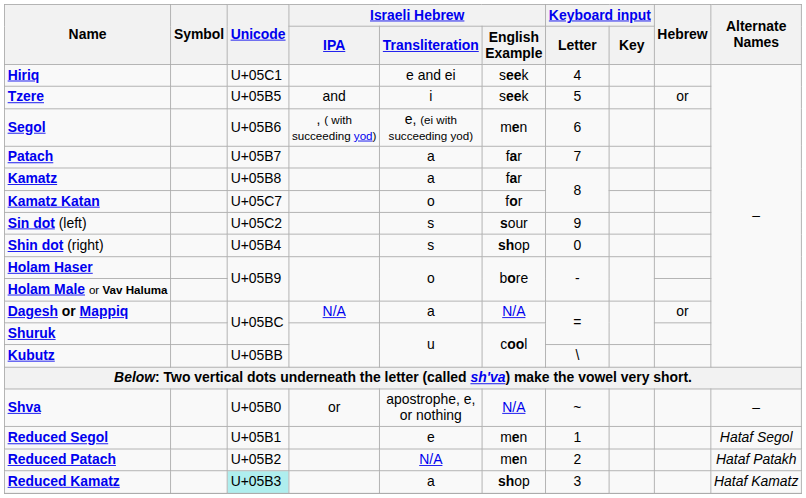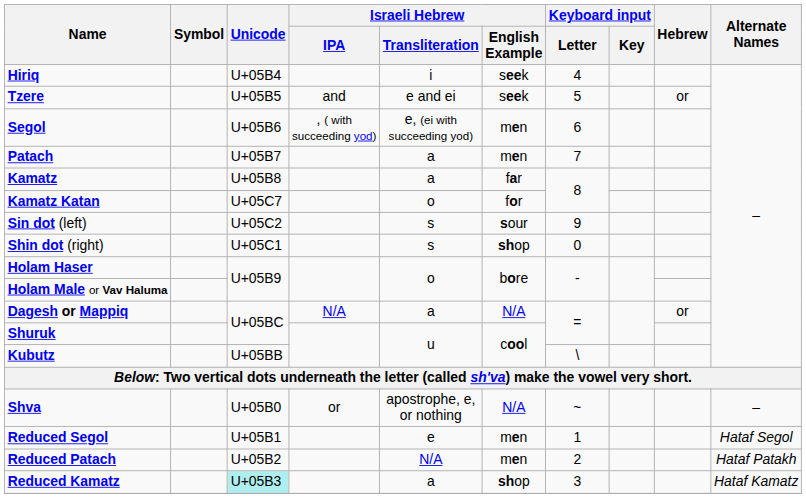(256, 75) U+05C1 -> (256, 75) U+05B4
(431, 75) e and ei -> (431, 75) i
(431, 97) i -> (431, 97) e and ei
(514, 157) far -> (514, 157) men
(256, 245) U+05B4 -> (256, 245) U+05C1
